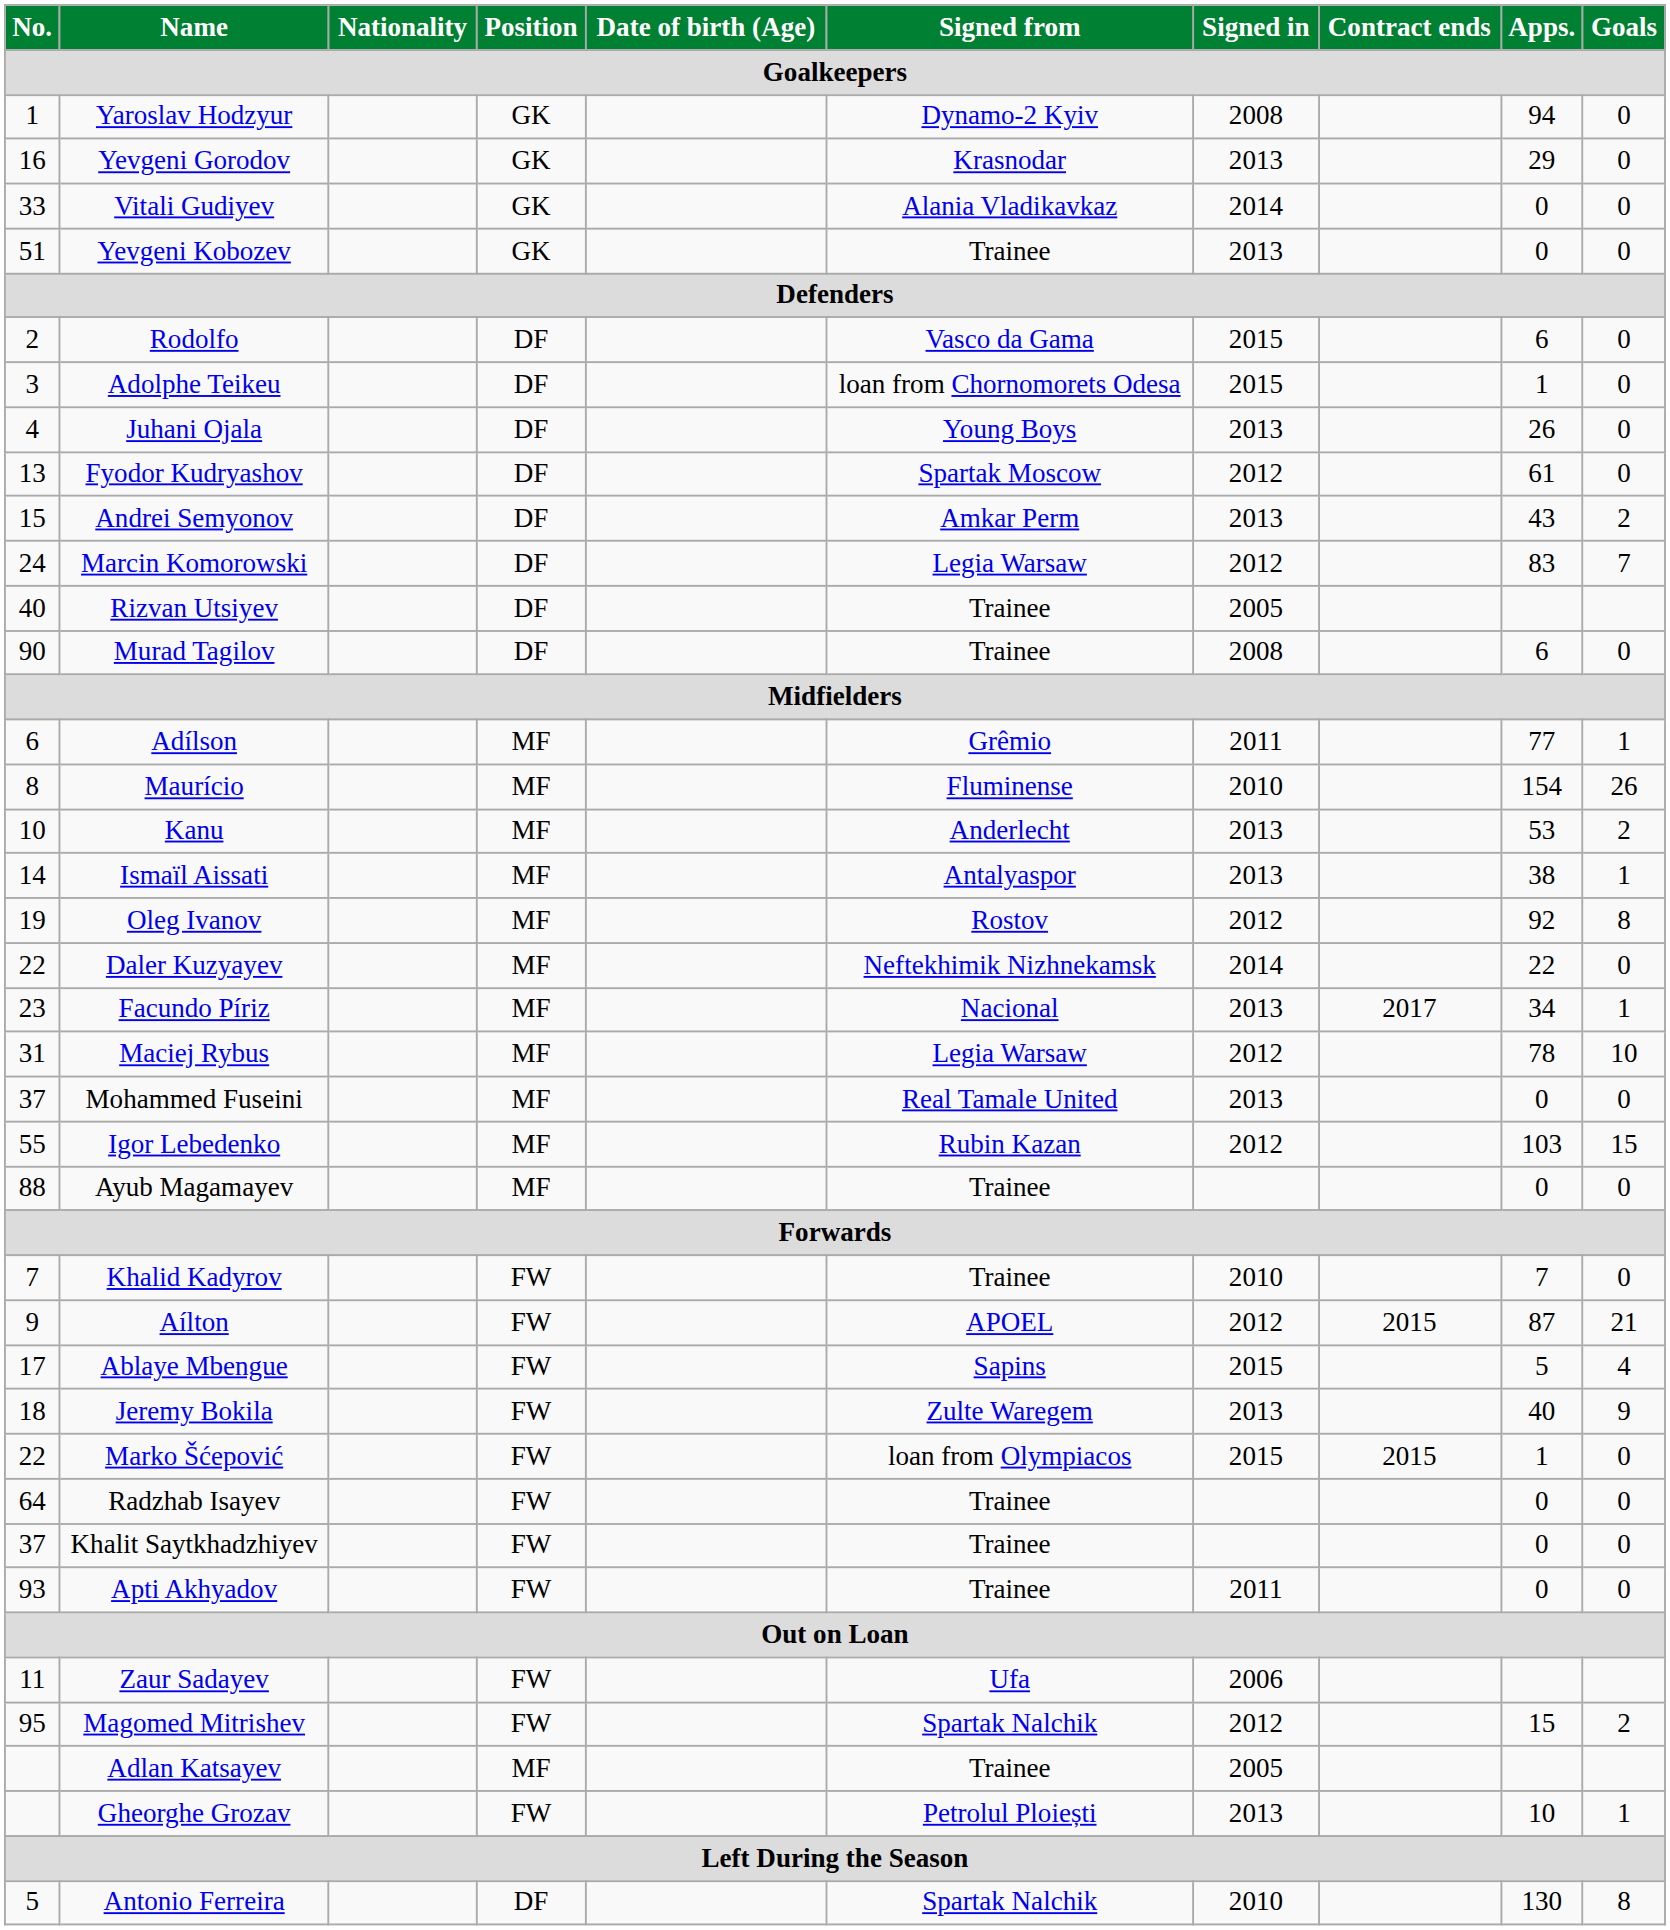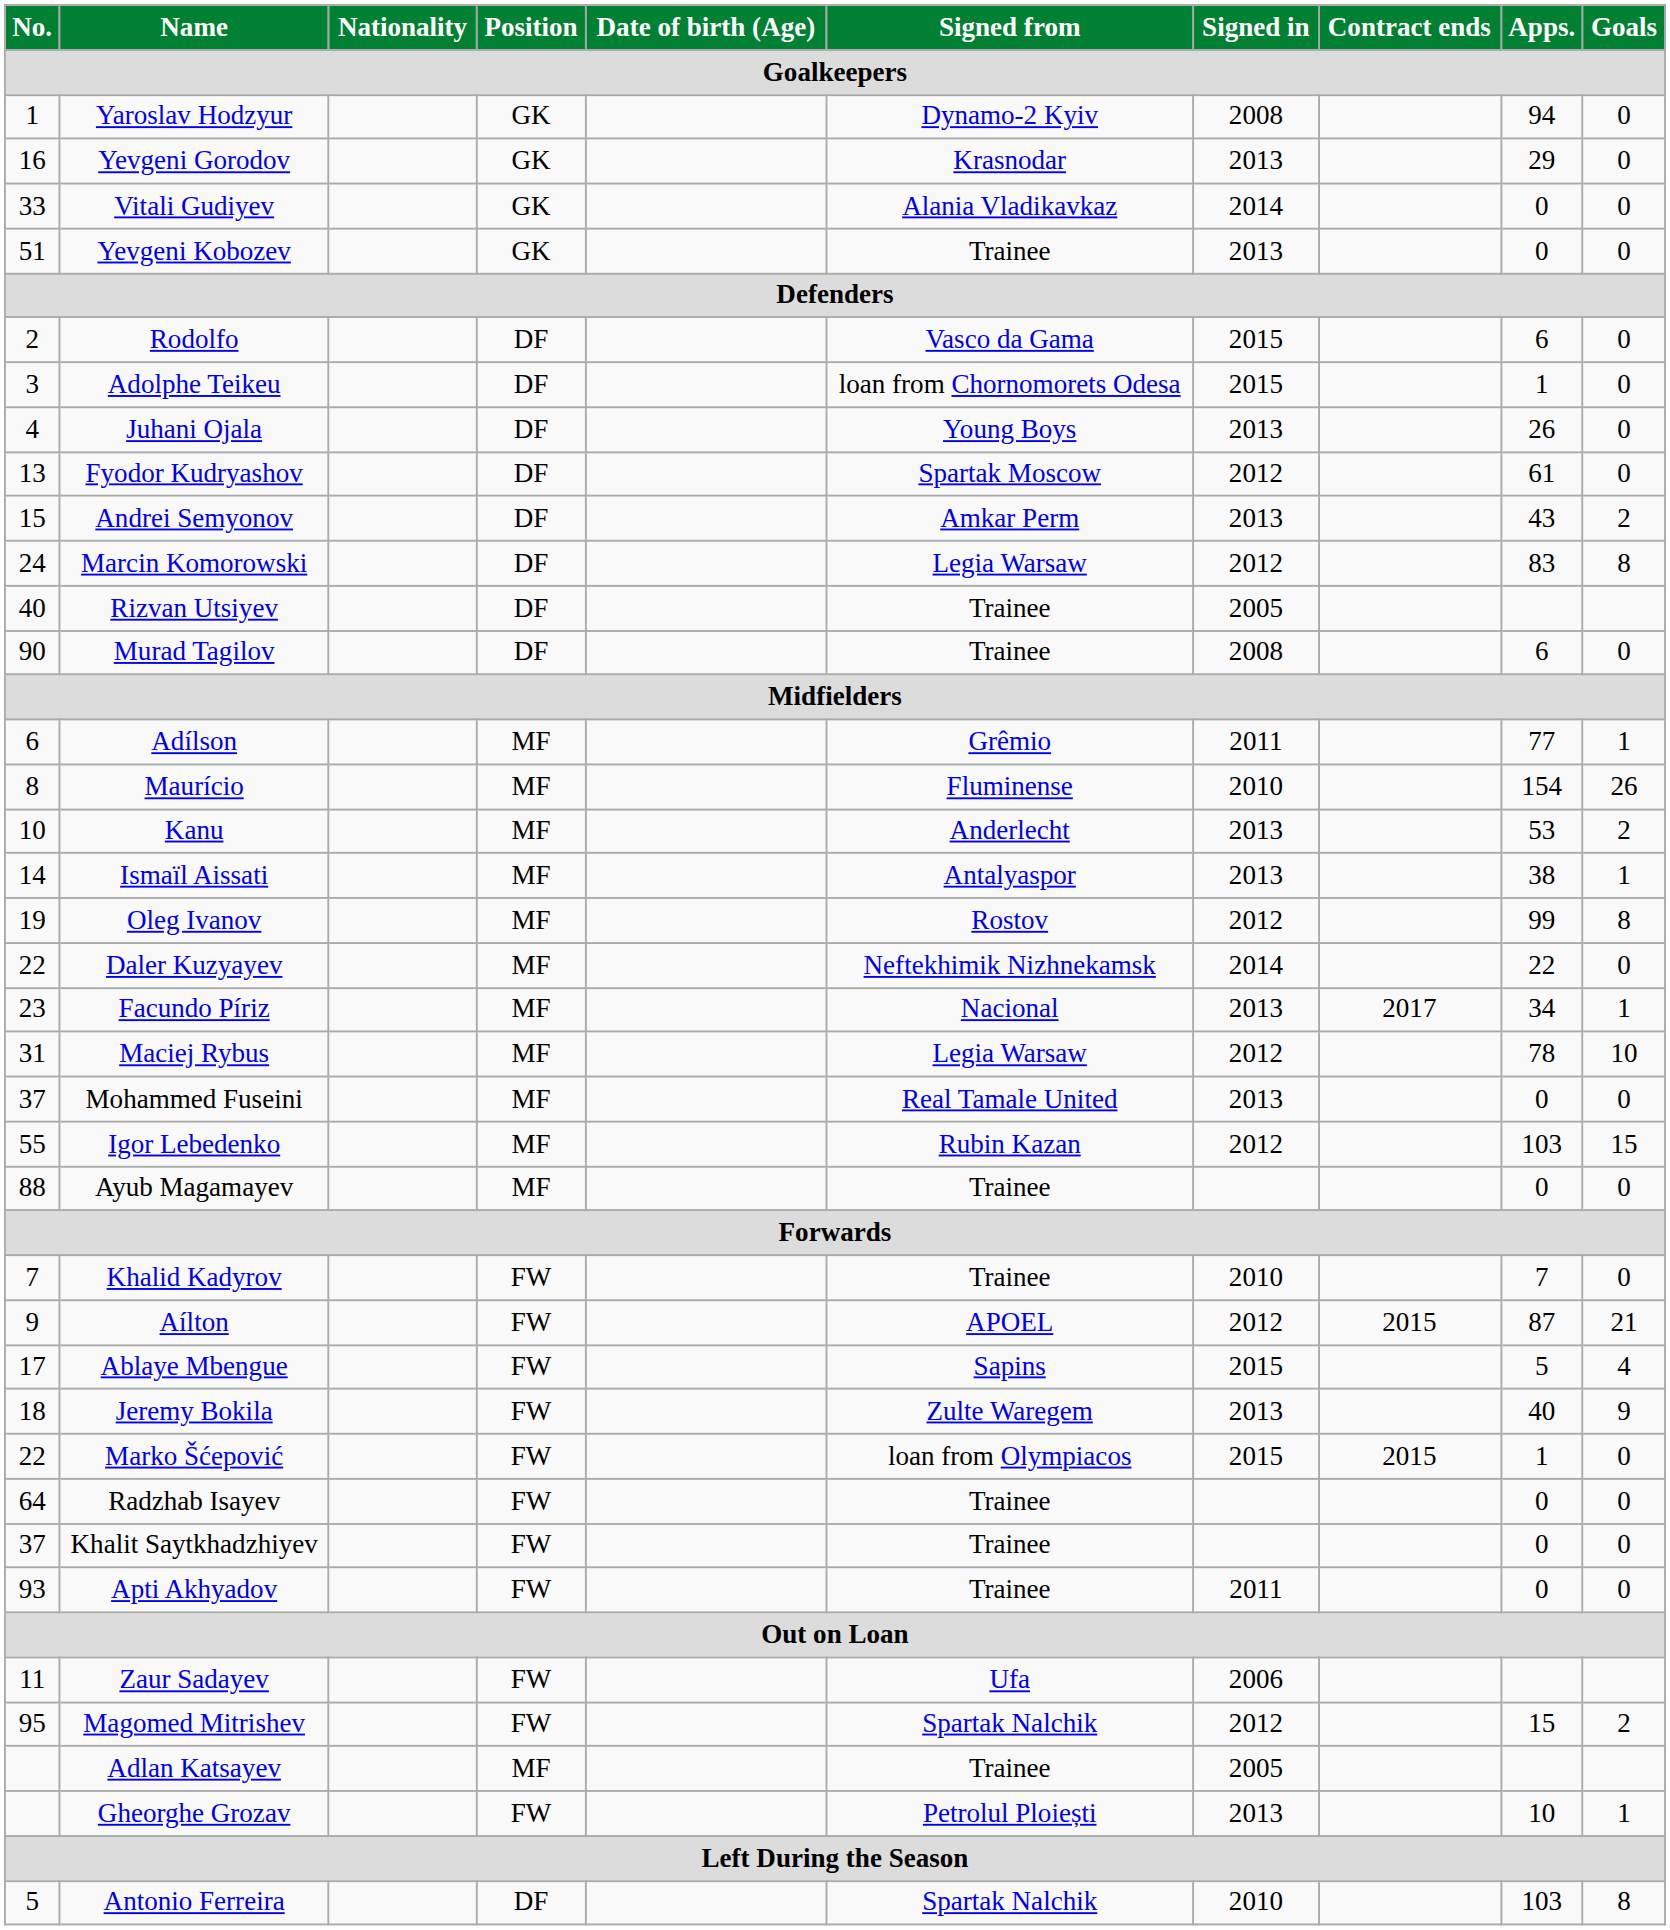(1624, 563) 7 -> (1624, 563) 8
(1542, 920) 92 -> (1542, 920) 99
(1542, 1902) 130 -> (1542, 1902) 103
